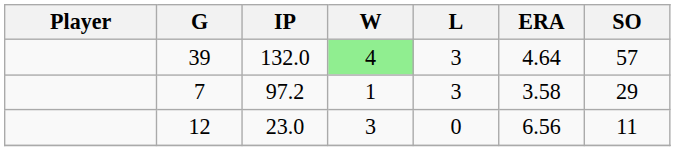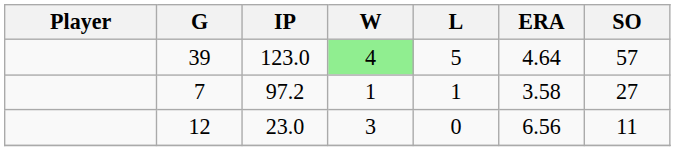(285, 57) 132.0 -> (285, 57) 123.0
(456, 57) 3 -> (456, 57) 5
(456, 92) 3 -> (456, 92) 1
(627, 92) 29 -> (627, 92) 27
